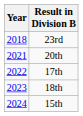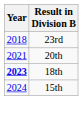- row: (54, 71)
(17, 87) normal -> (17, 71) bold
